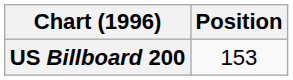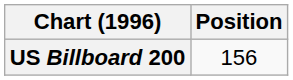(239, 57) 153 -> (239, 57) 156
